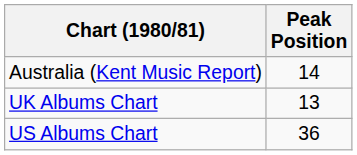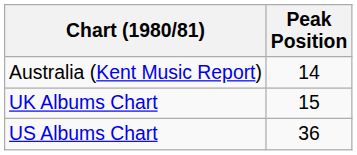(309, 103) 13 -> (309, 103) 15
